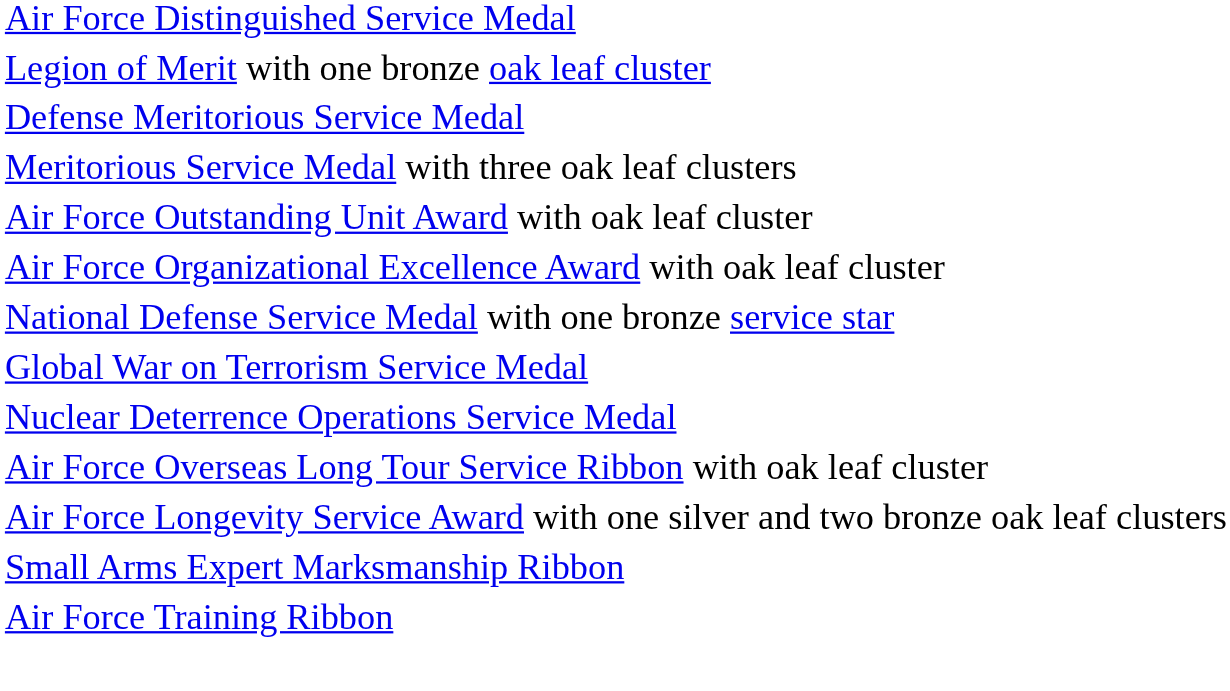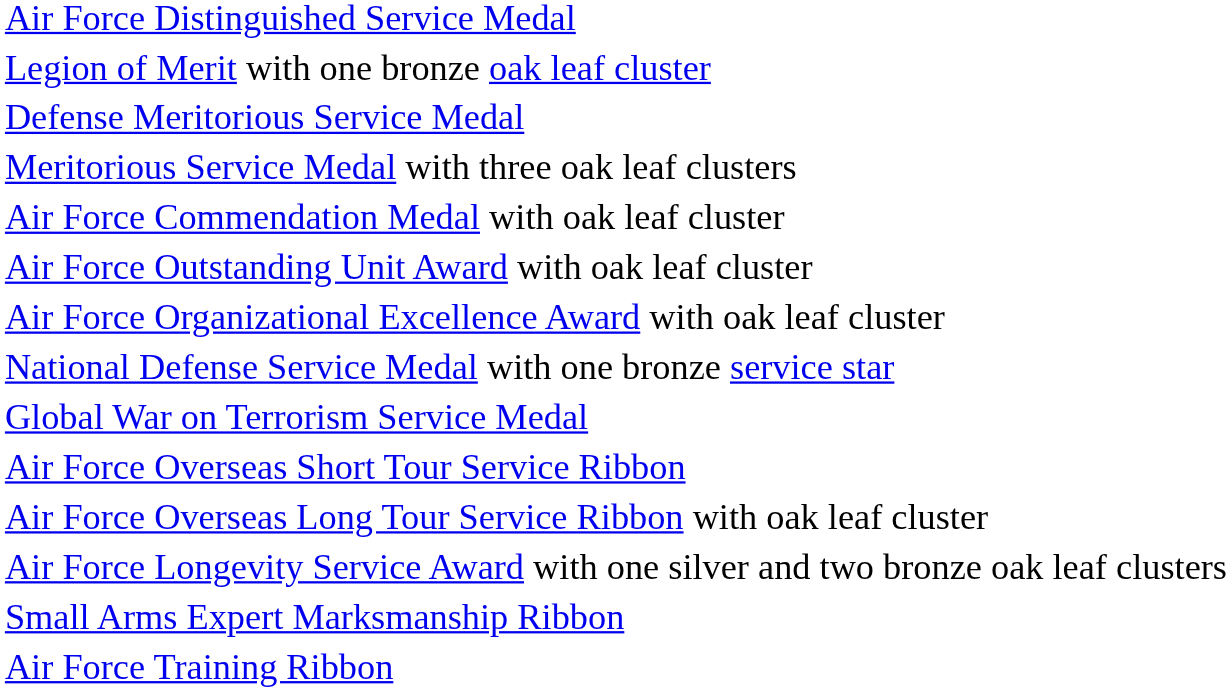+ row: (395, 217)
- row: (341, 417)
+ row: (345, 467)
